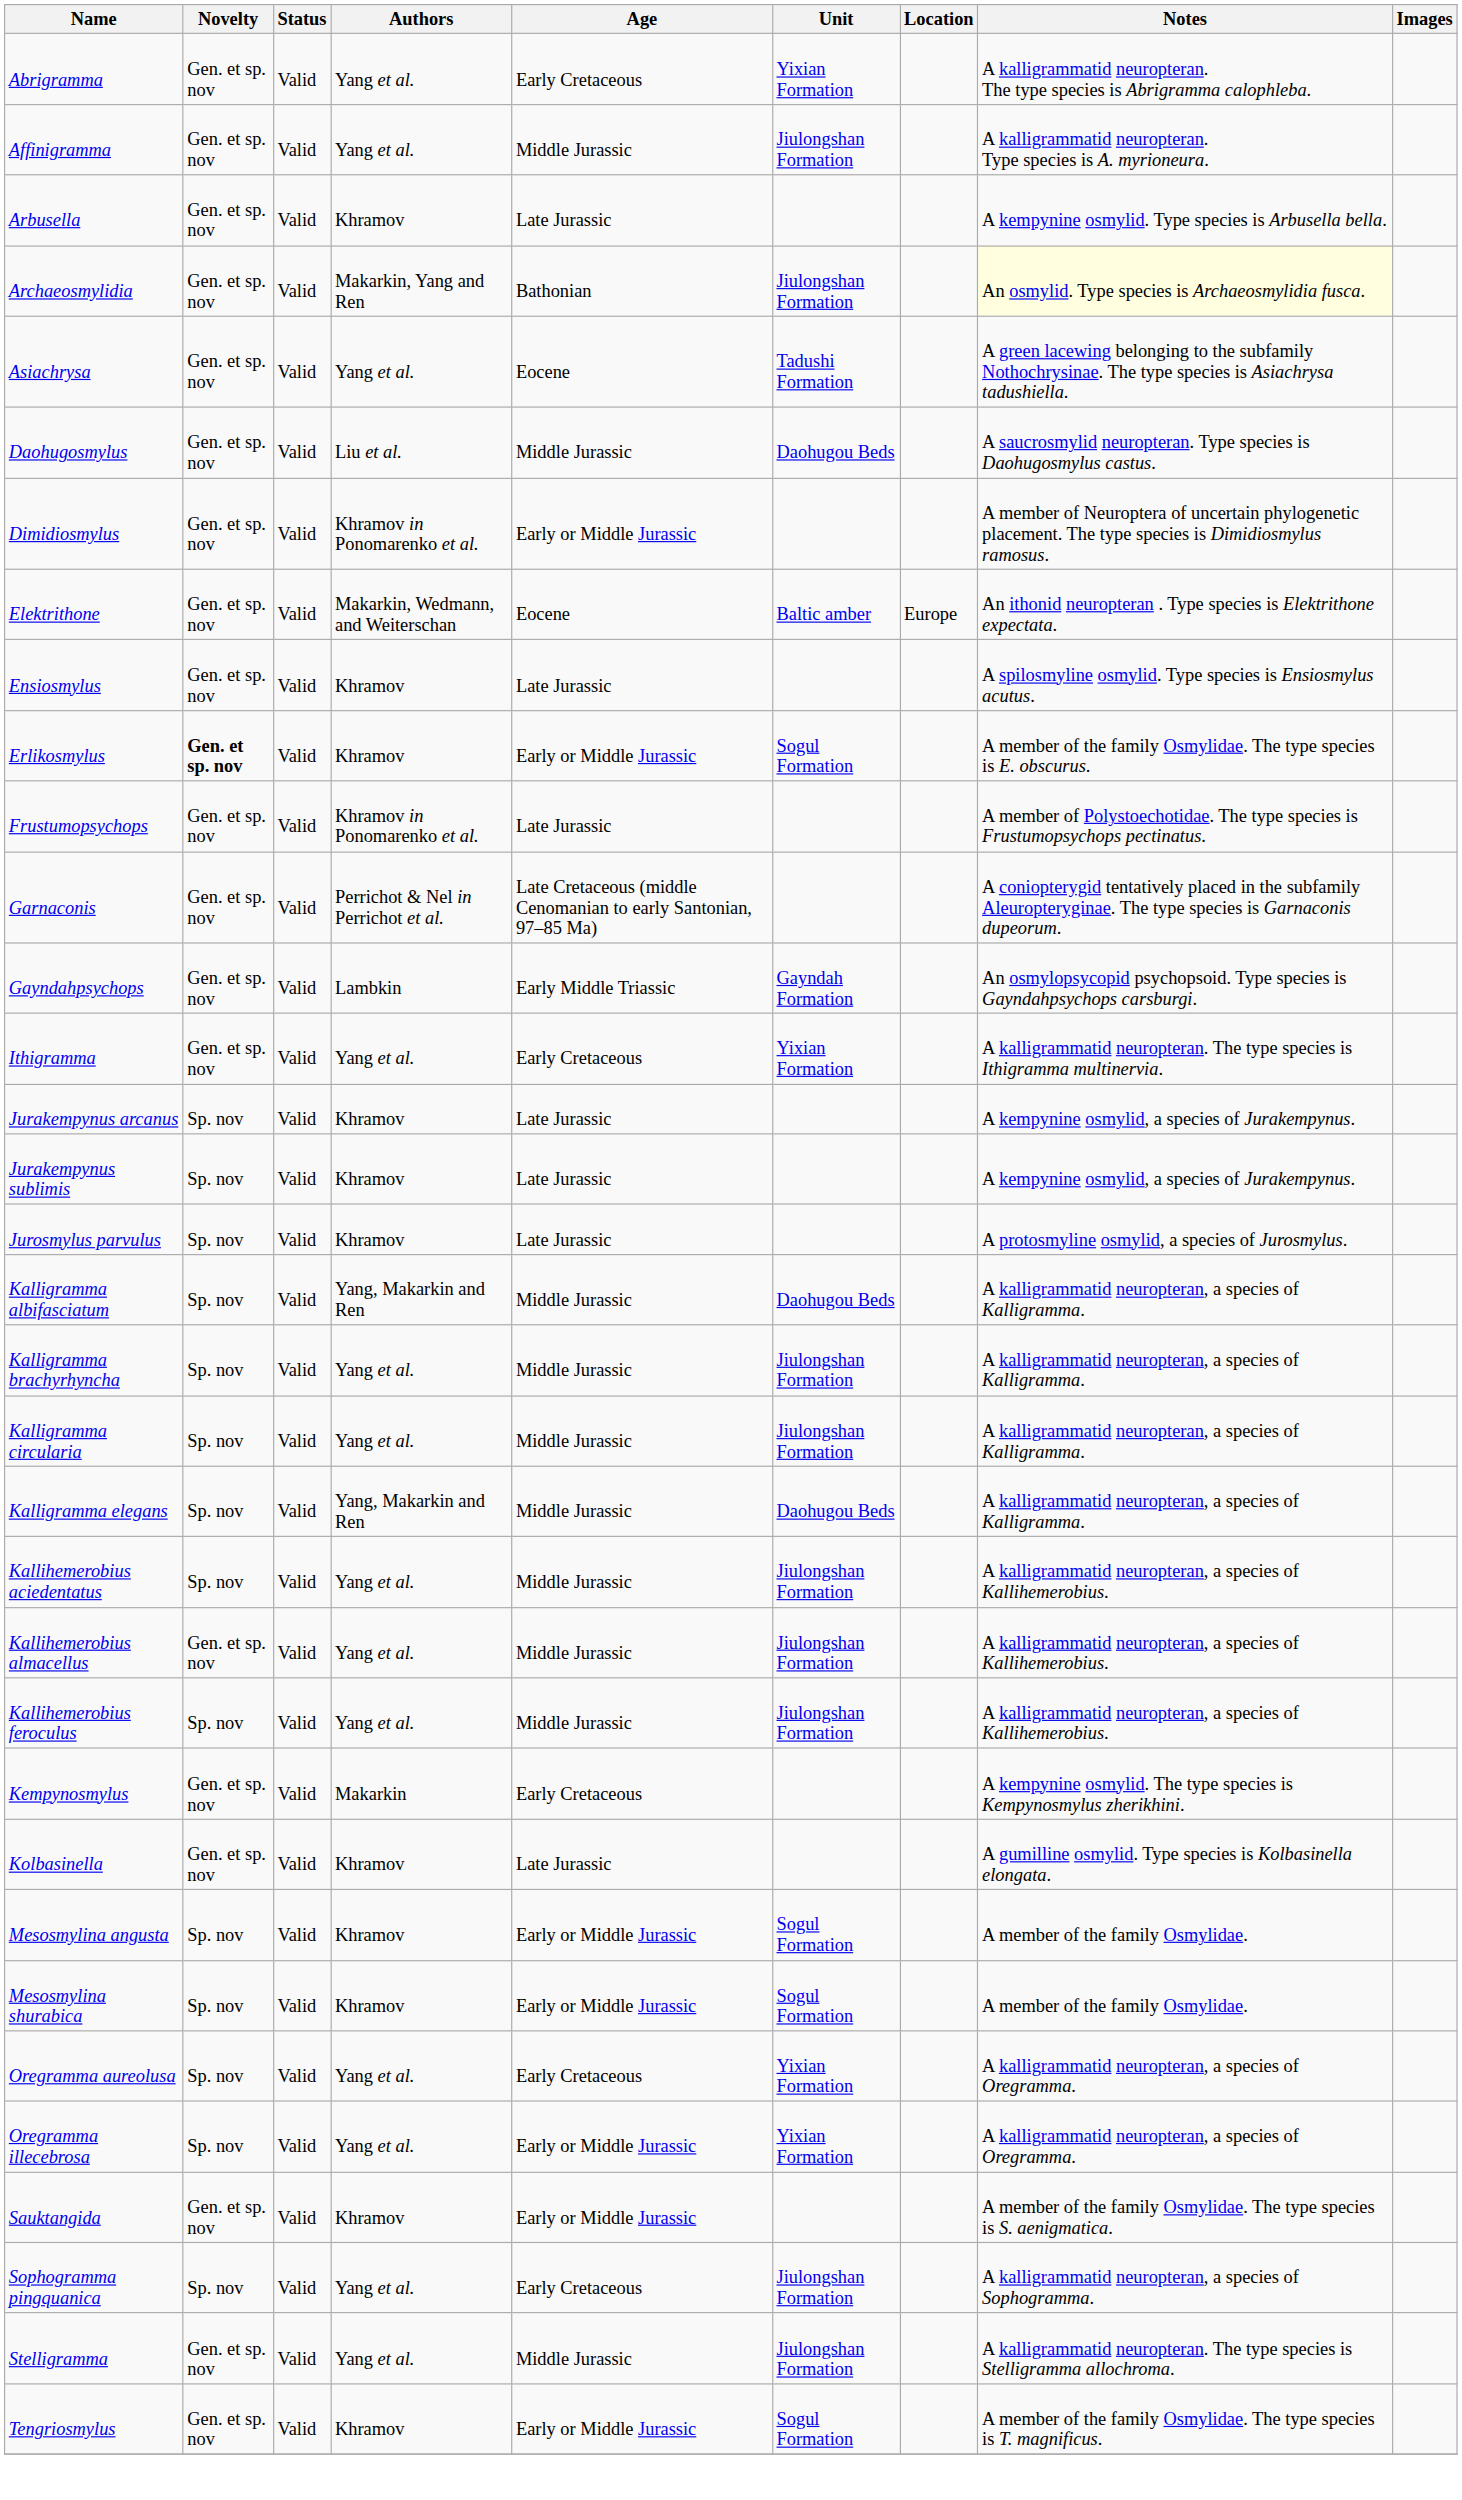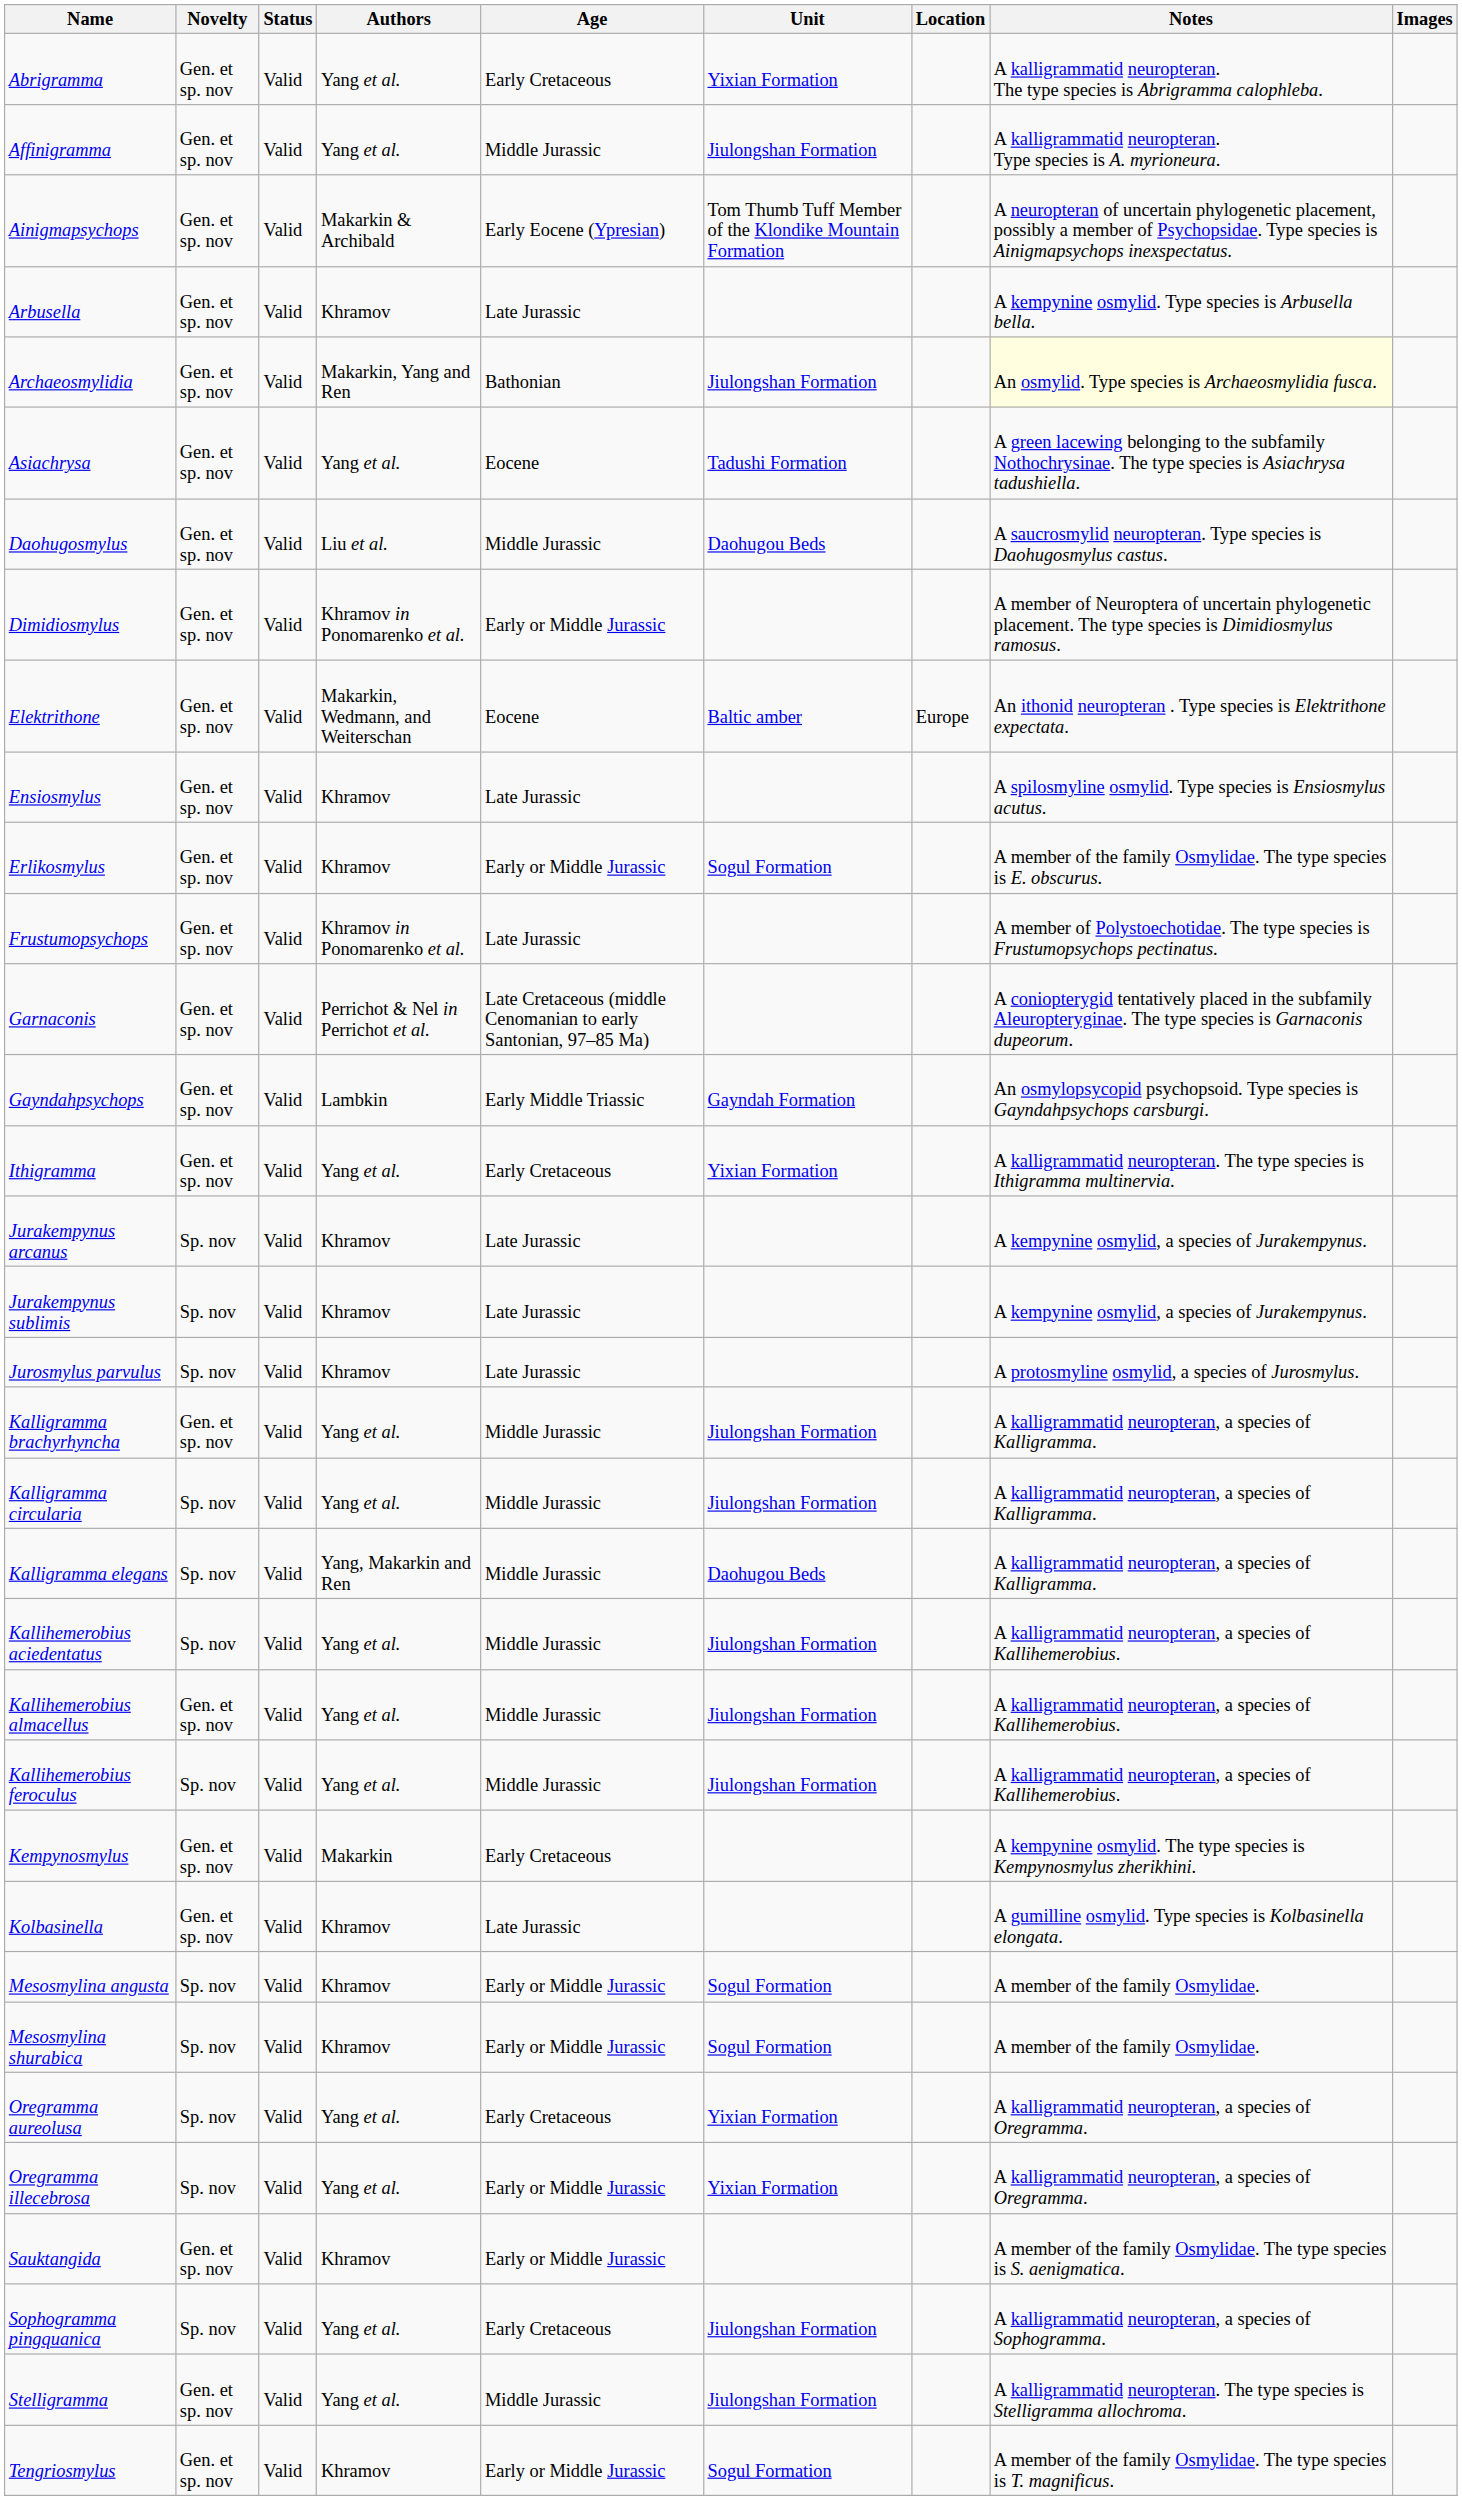+ row: (74, 230)
(215, 755) bold -> (206, 867) normal
- row: (59, 1299)
(215, 1370) Sp. nov -> (206, 1432) Gen. et sp. nov
